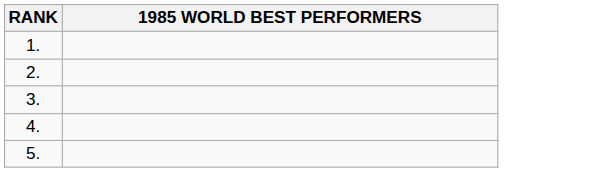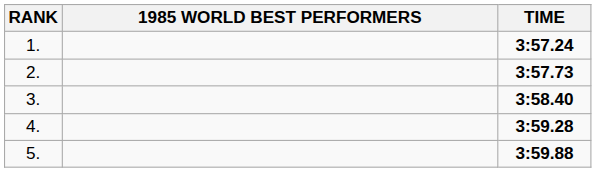+ column: (545, 18)
